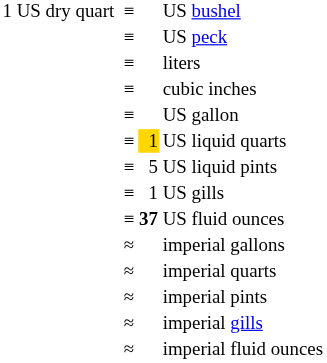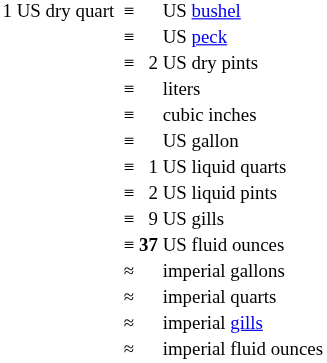+ row: (210, 62)
(153, 140) gold background -> (153, 166) no background
(153, 166) 5 -> (153, 192) 2
(153, 192) 1 -> (153, 218) 9
- row: (215, 296)
